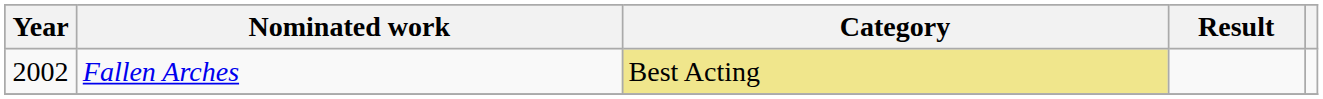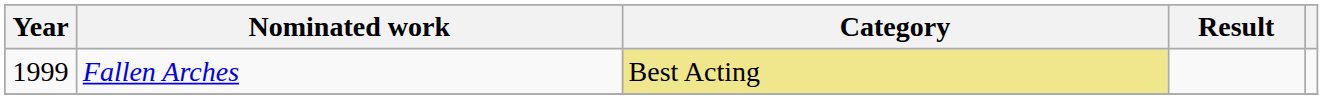(41, 71) 2002 -> (41, 71) 1999
